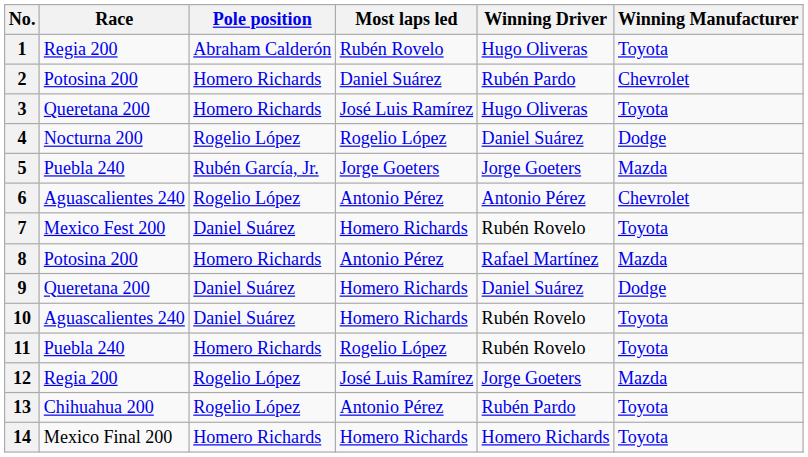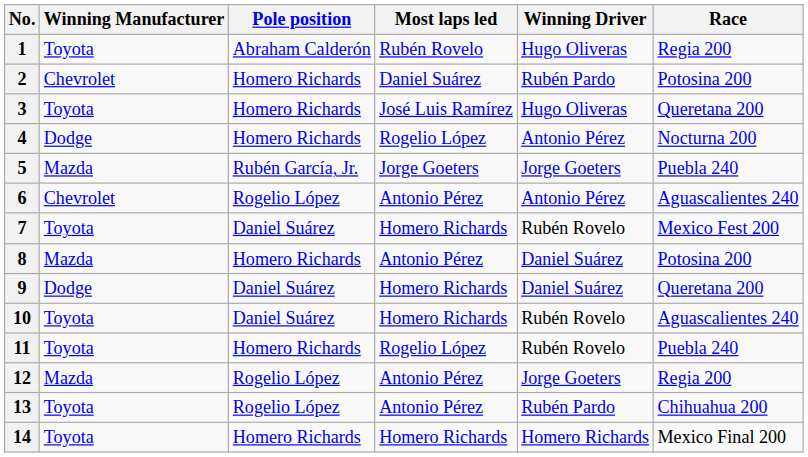columns swapped: (114, 19) <-> (708, 19)
(247, 138) Rogelio López -> (297, 138) Homero Richards
(533, 138) Daniel Suárez -> (573, 138) Antonio Pérez
(540, 258) Rafael Martínez -> (572, 258) Daniel Suárez
(406, 377) José Luis Ramírez -> (431, 377) Antonio Pérez
